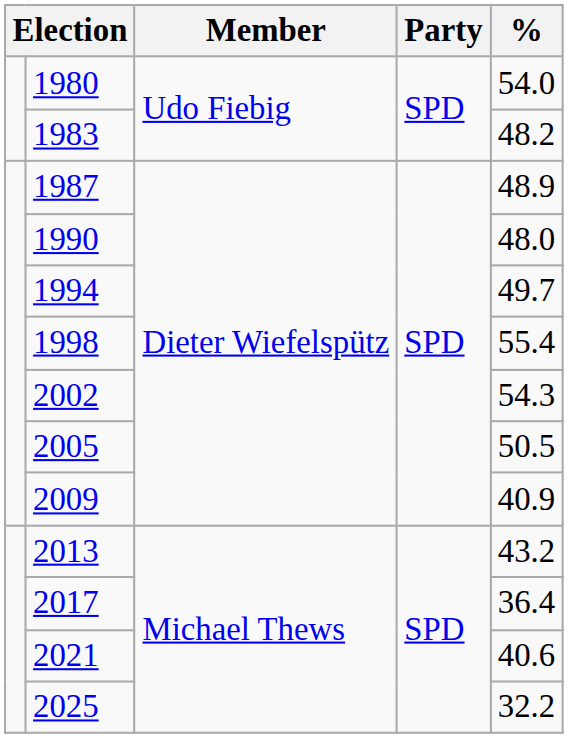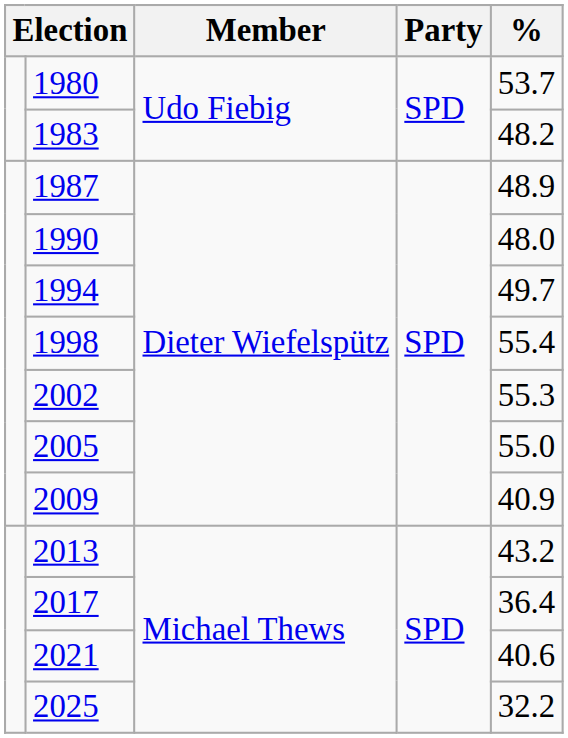(526, 82) 54.0 -> (526, 82) 53.7
(526, 394) 54.3 -> (526, 394) 55.3
(526, 446) 50.5 -> (526, 446) 55.0
